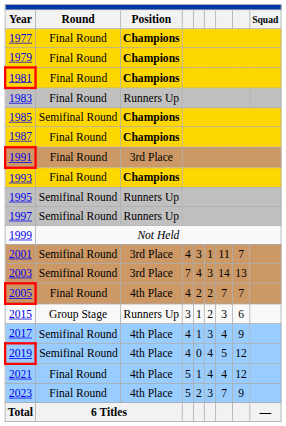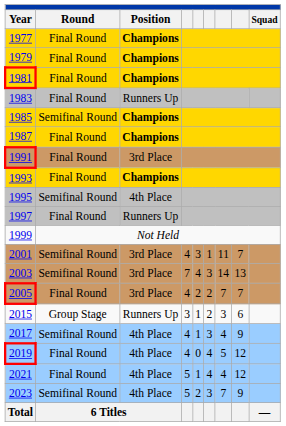(151, 197) Runners Up -> (151, 197) 4th Place
(78, 216) Semifinal Round -> (78, 216) Final Round
(151, 293) 4th Place -> (151, 293) 3rd Place
(78, 354) Semifinal Round -> (78, 354) Final Round
(78, 393) Final Round -> (78, 393) Semifinal Round
